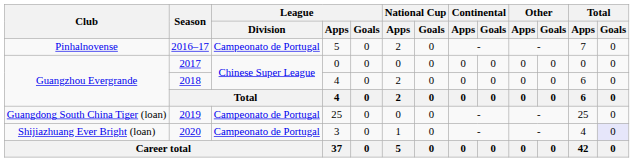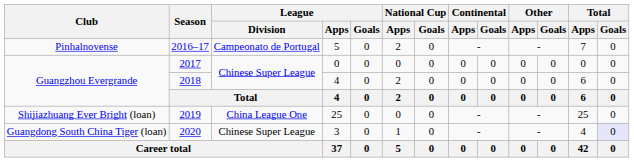(87, 115) Guangdong South China Tiger (loan) -> (87, 115) Shijiazhuang Ever Bright (loan)
(267, 115) Campeonato de Portugal -> (267, 115) China League One
(87, 132) Shijiazhuang Ever Bright (loan) -> (87, 132) Guangdong South China Tiger (loan)
(267, 132) Campeonato de Portugal -> (267, 132) Chinese Super League
